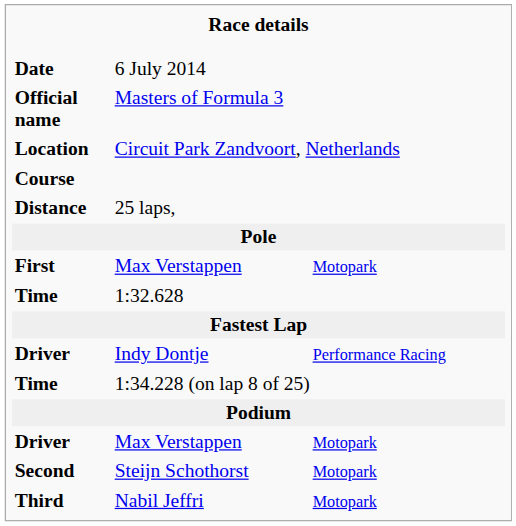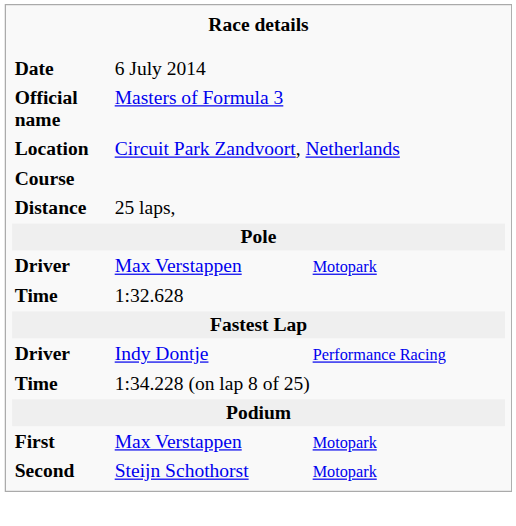rows swapped: (42, 442) <-> (35, 266)
- row: (39, 500)
